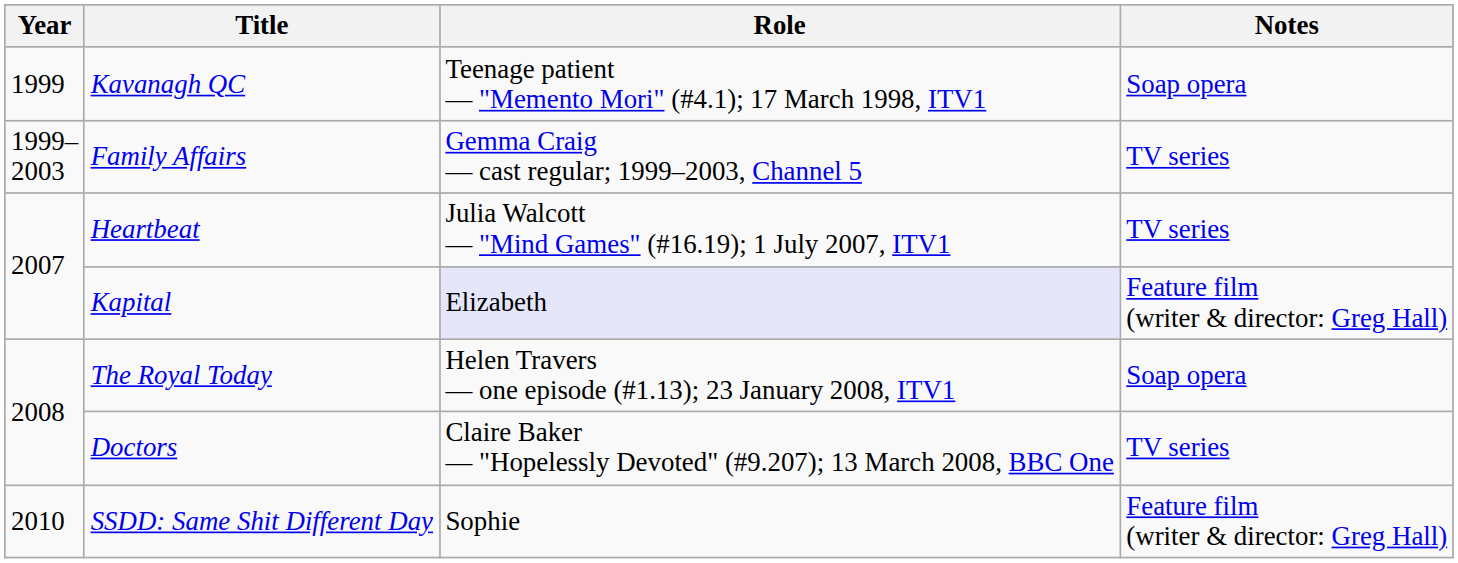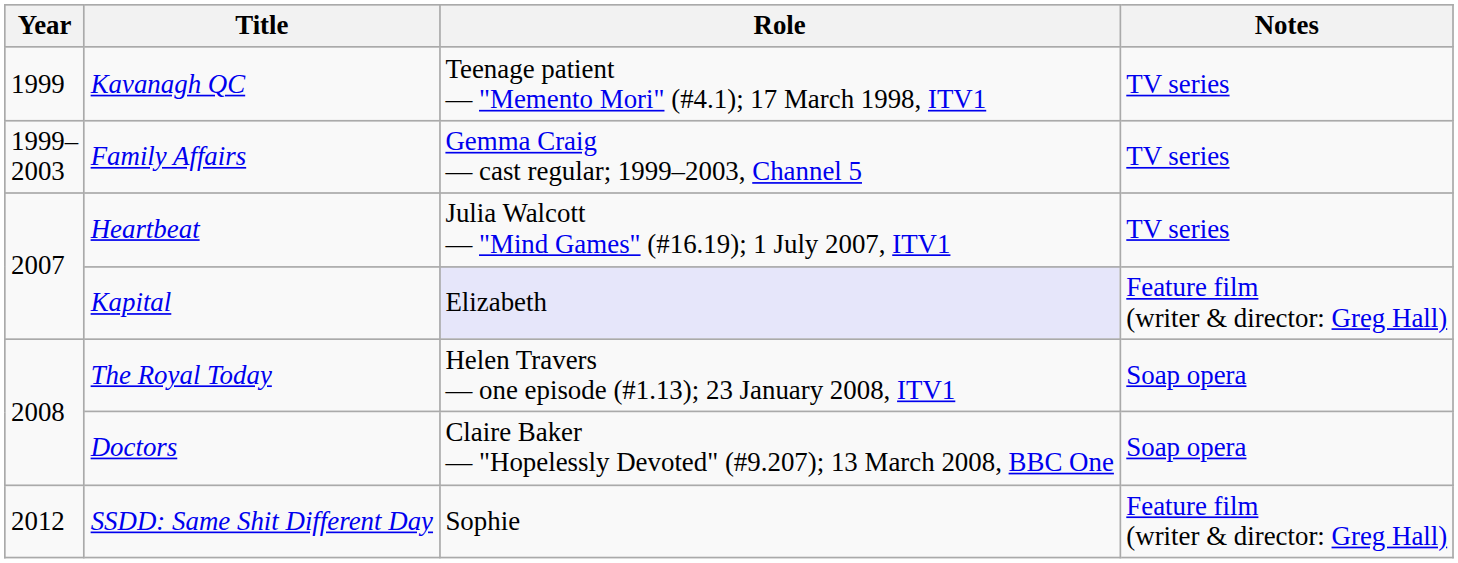(1186, 83) Soap opera -> (1178, 83) TV series
(1178, 447) TV series -> (1186, 447) Soap opera
(38, 520) 2010 -> (38, 520) 2012
